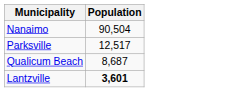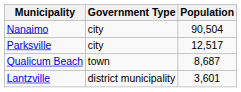+ column: (132, 12)
(115, 78) bold -> (207, 78) normal
